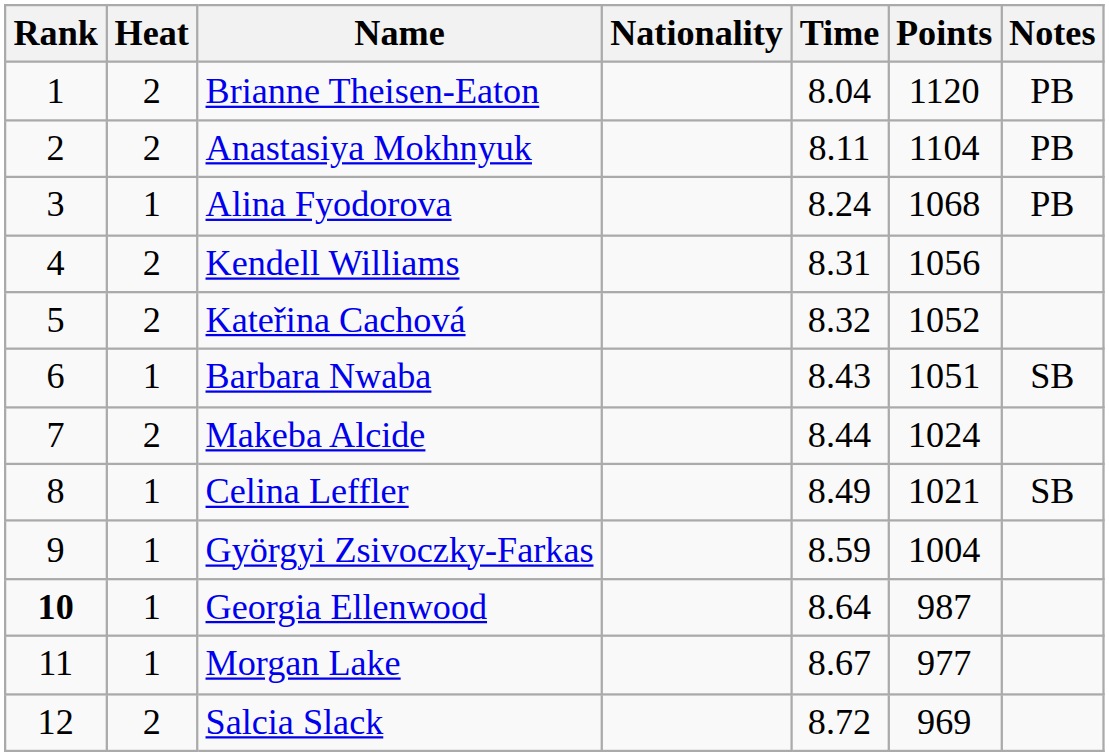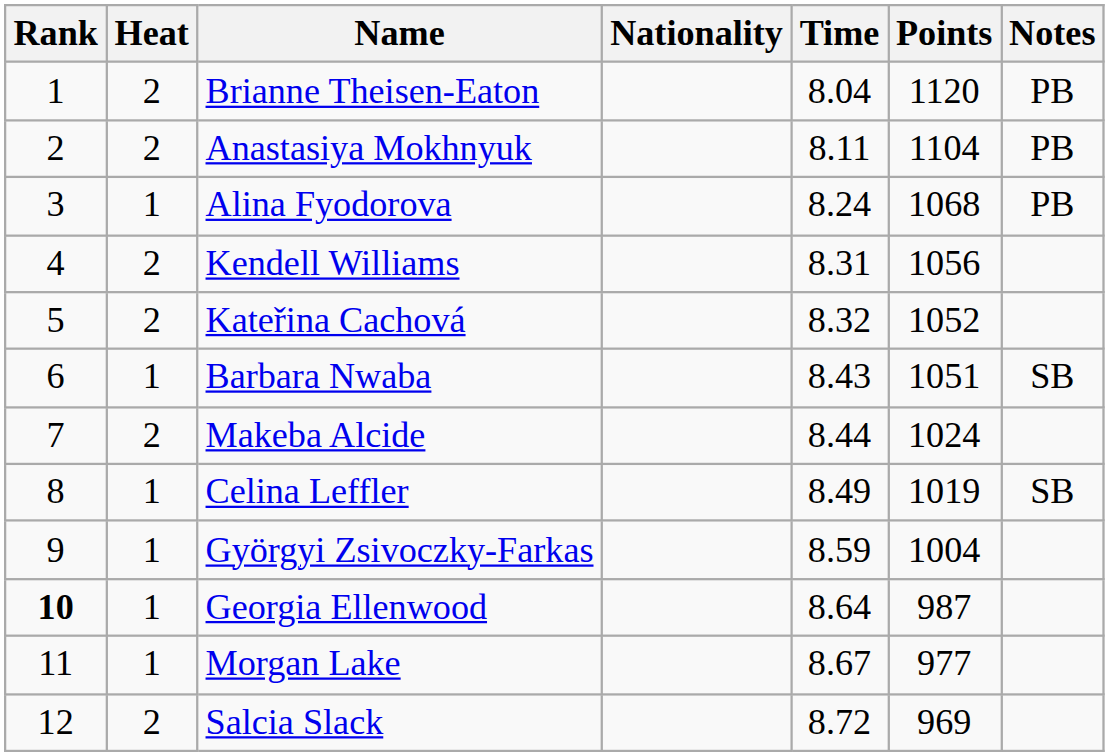(944, 491) 1021 -> (944, 491) 1019
